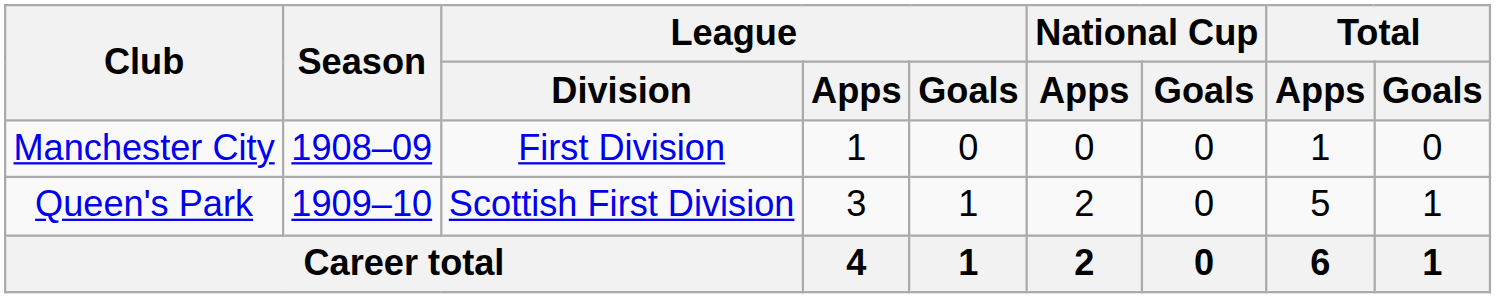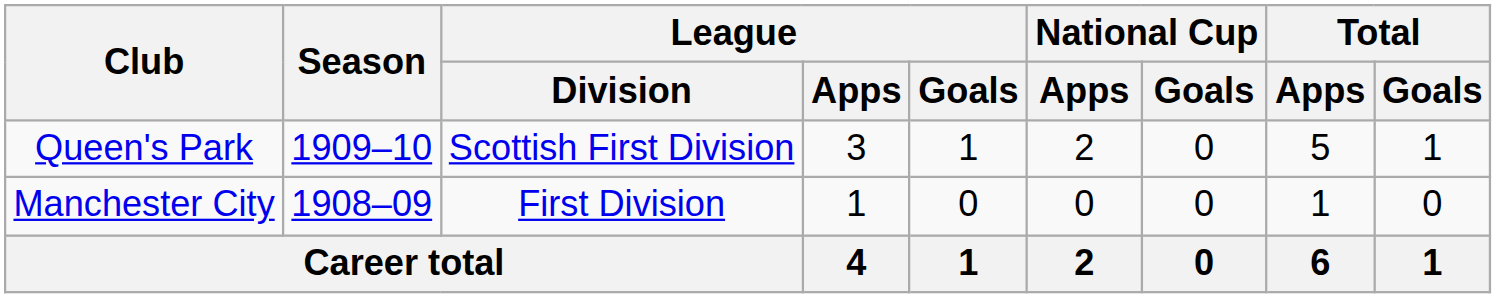rows swapped: (144, 147) <-> (144, 205)
